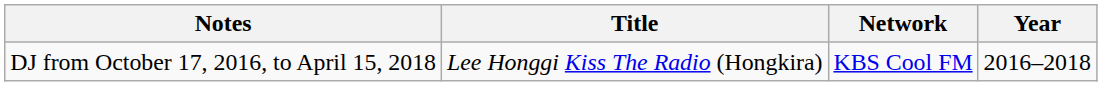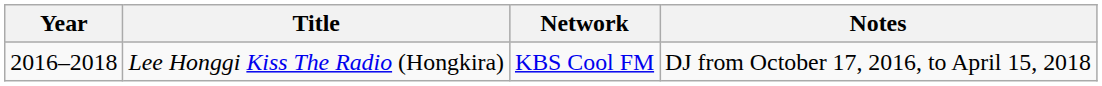columns swapped: (1037, 23) <-> (223, 23)
